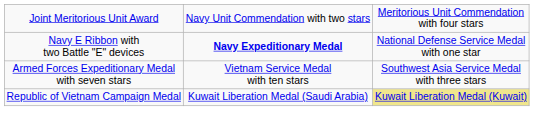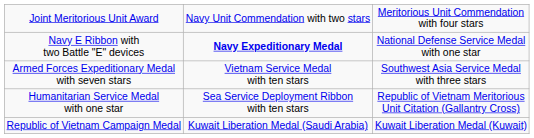+ row: (94, 103)
(451, 97) khaki background -> (451, 125) no background
